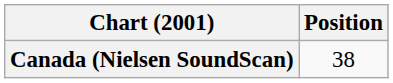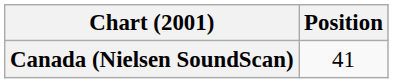(343, 58) 38 -> (343, 58) 41
